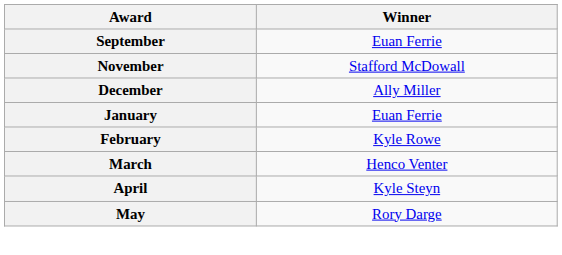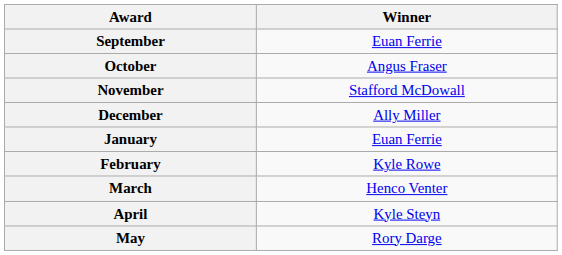+ row: (130, 66)
